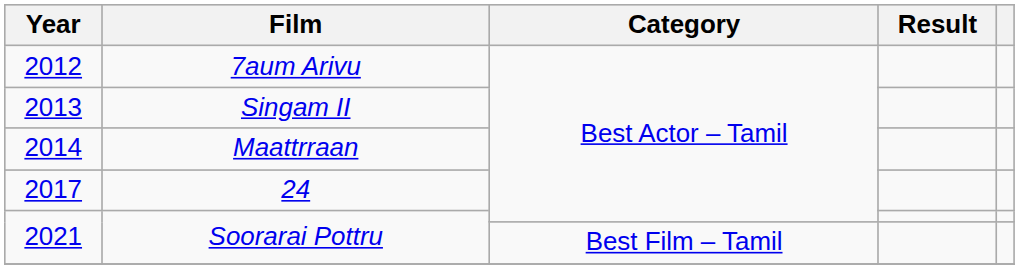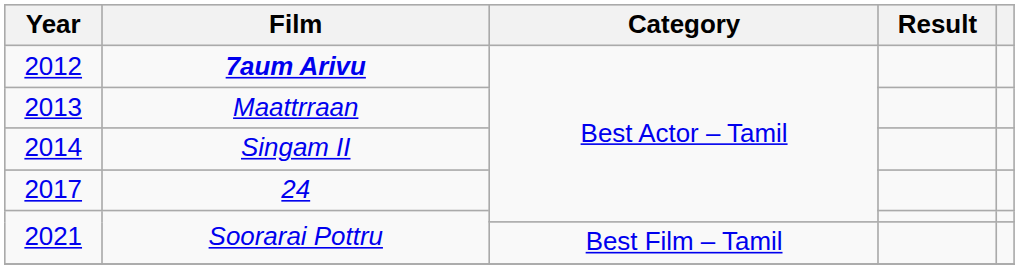(296, 66) normal -> (296, 66) bold
(296, 107) Singam II -> (296, 107) Maattrraan
(296, 148) Maattrraan -> (296, 148) Singam II
